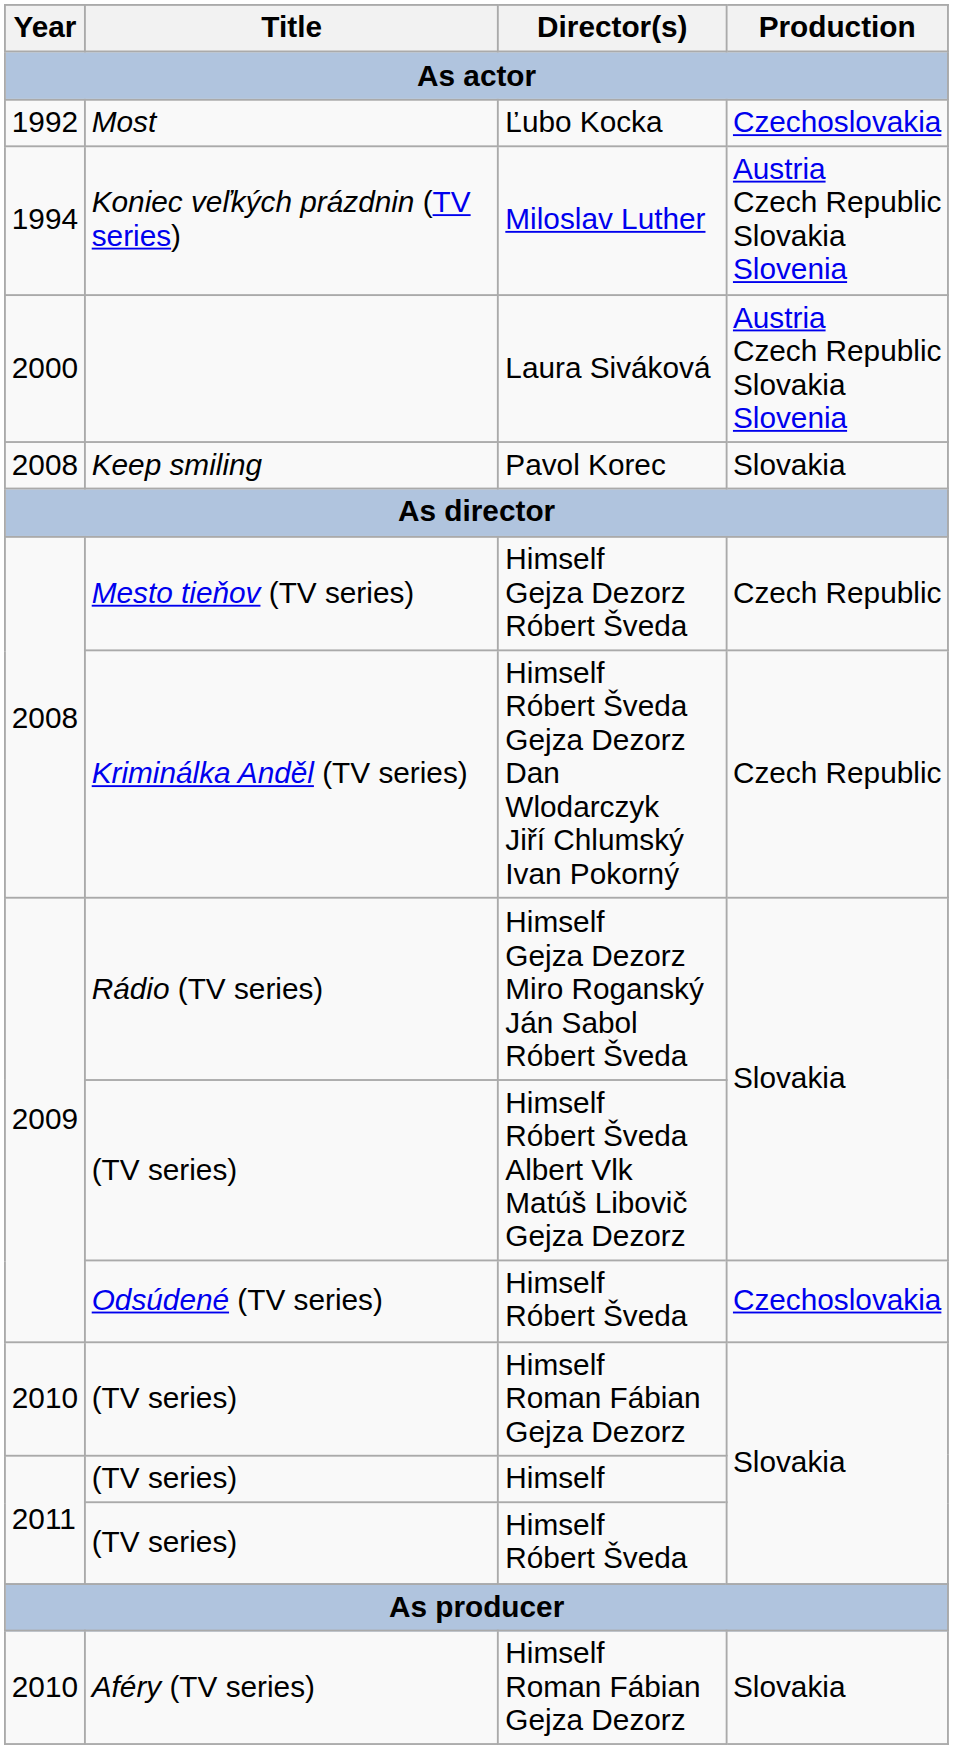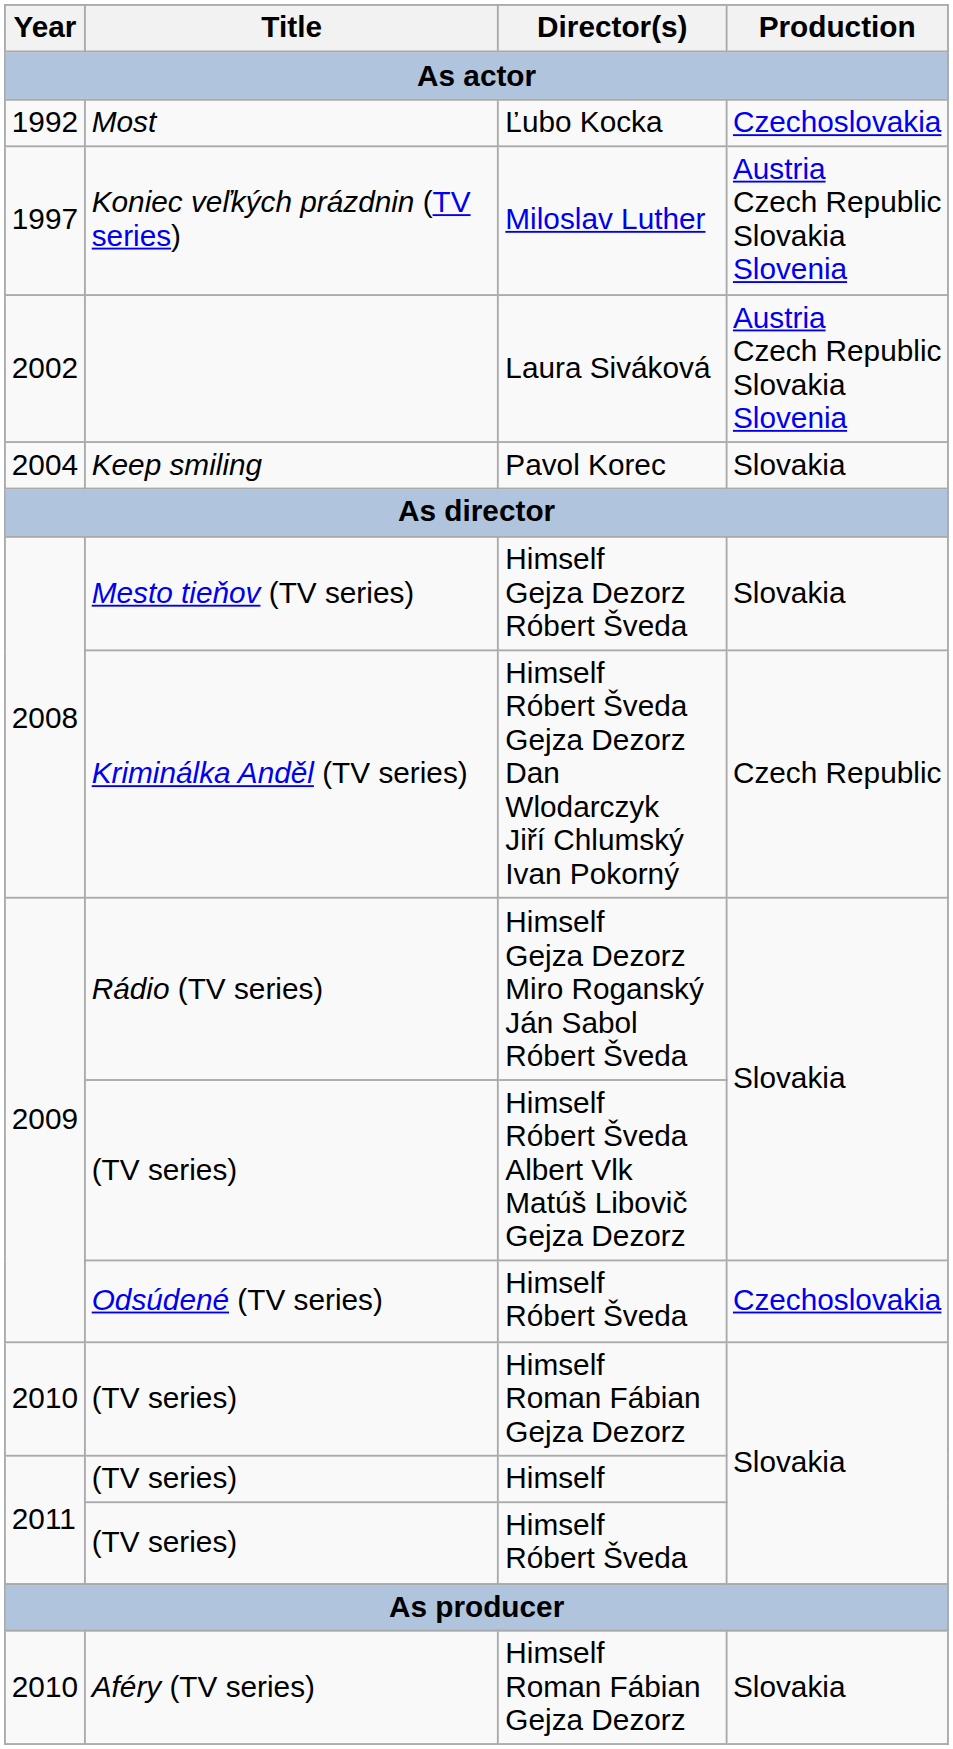(45, 219) 1994 -> (45, 219) 1997
(45, 367) 2000 -> (45, 367) 2002
(45, 464) 2008 -> (45, 464) 2004
(837, 592) Czech Republic -> (789, 592) Slovakia
